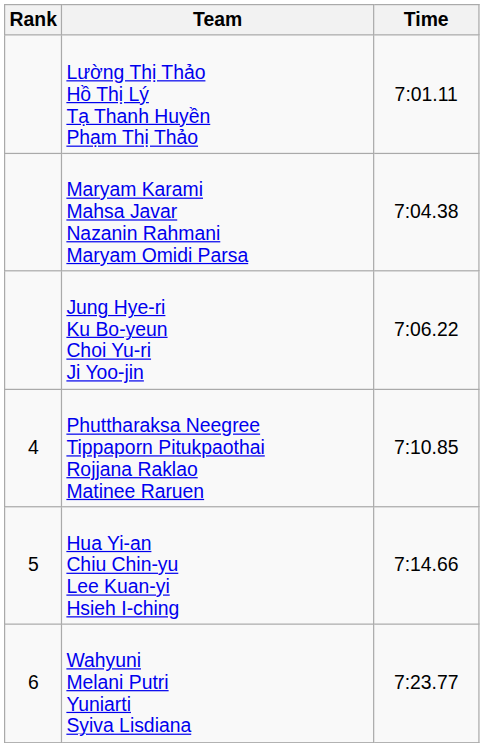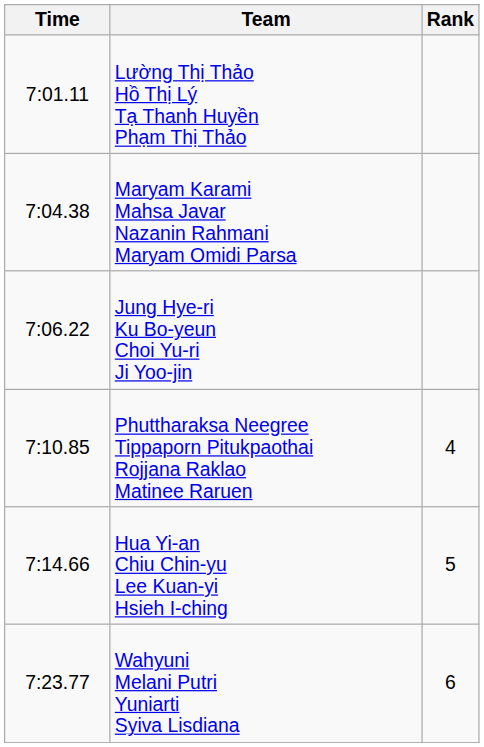columns swapped: (33, 19) <-> (426, 19)
